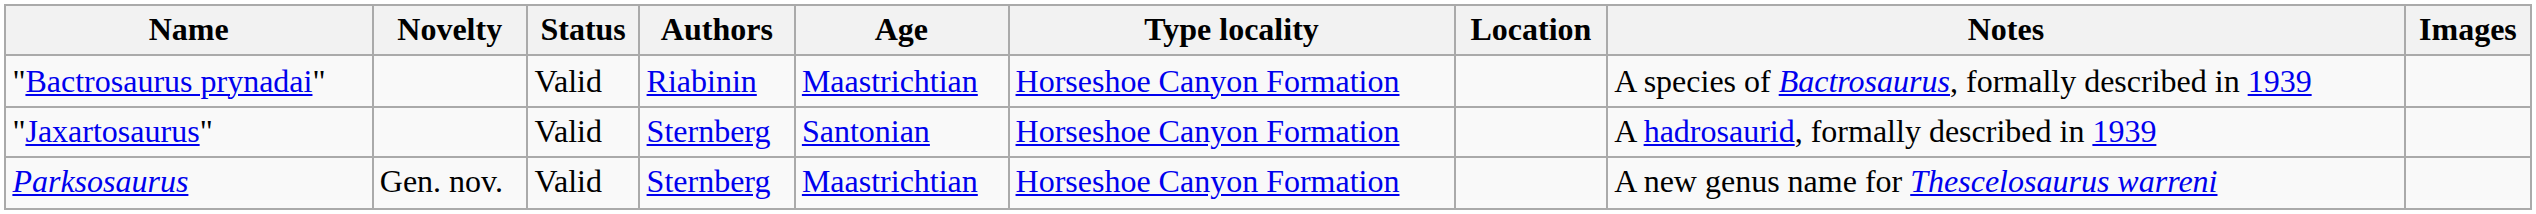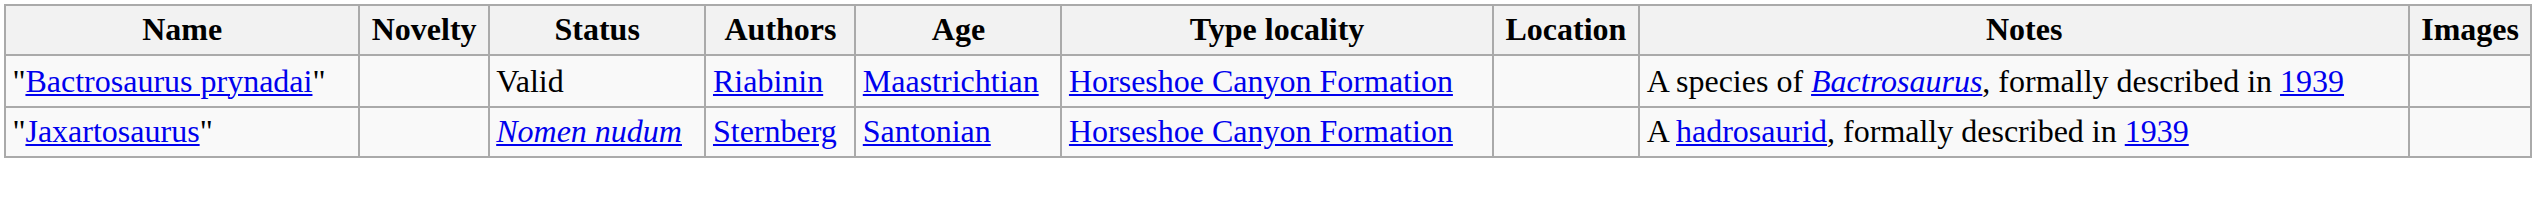(568, 131) Valid -> (589, 131) Nomen nudum
- row: (100, 182)
